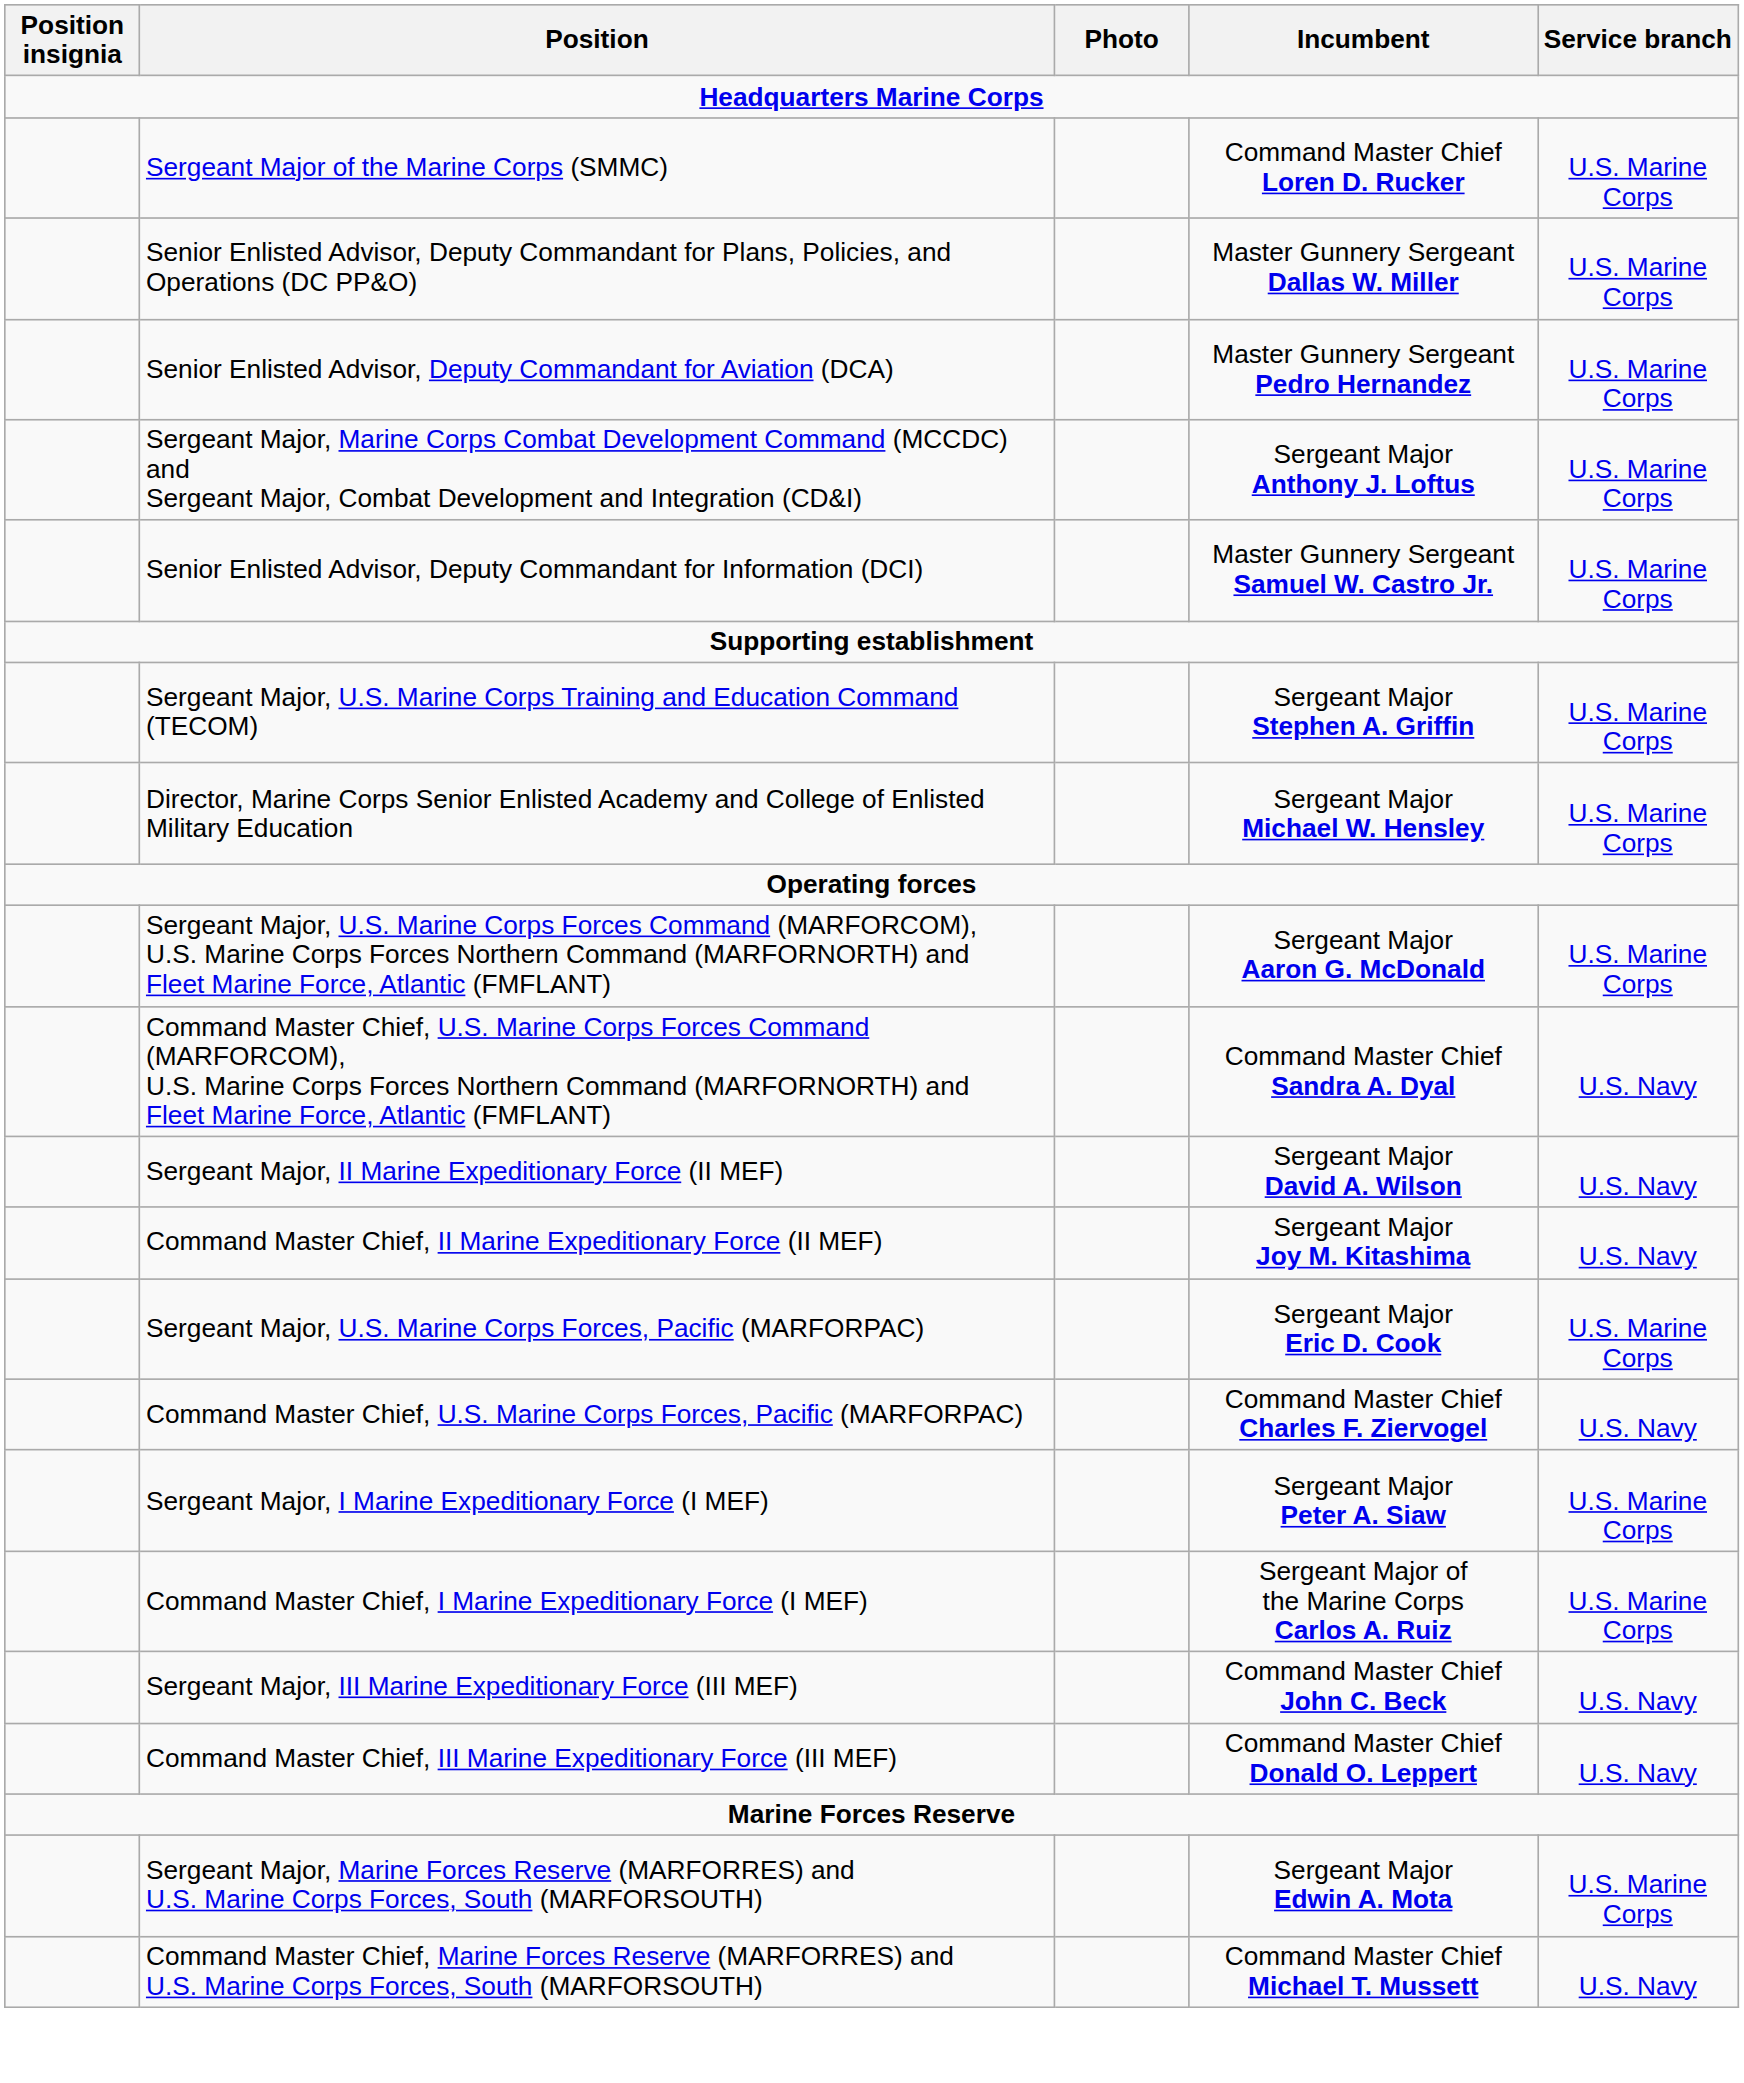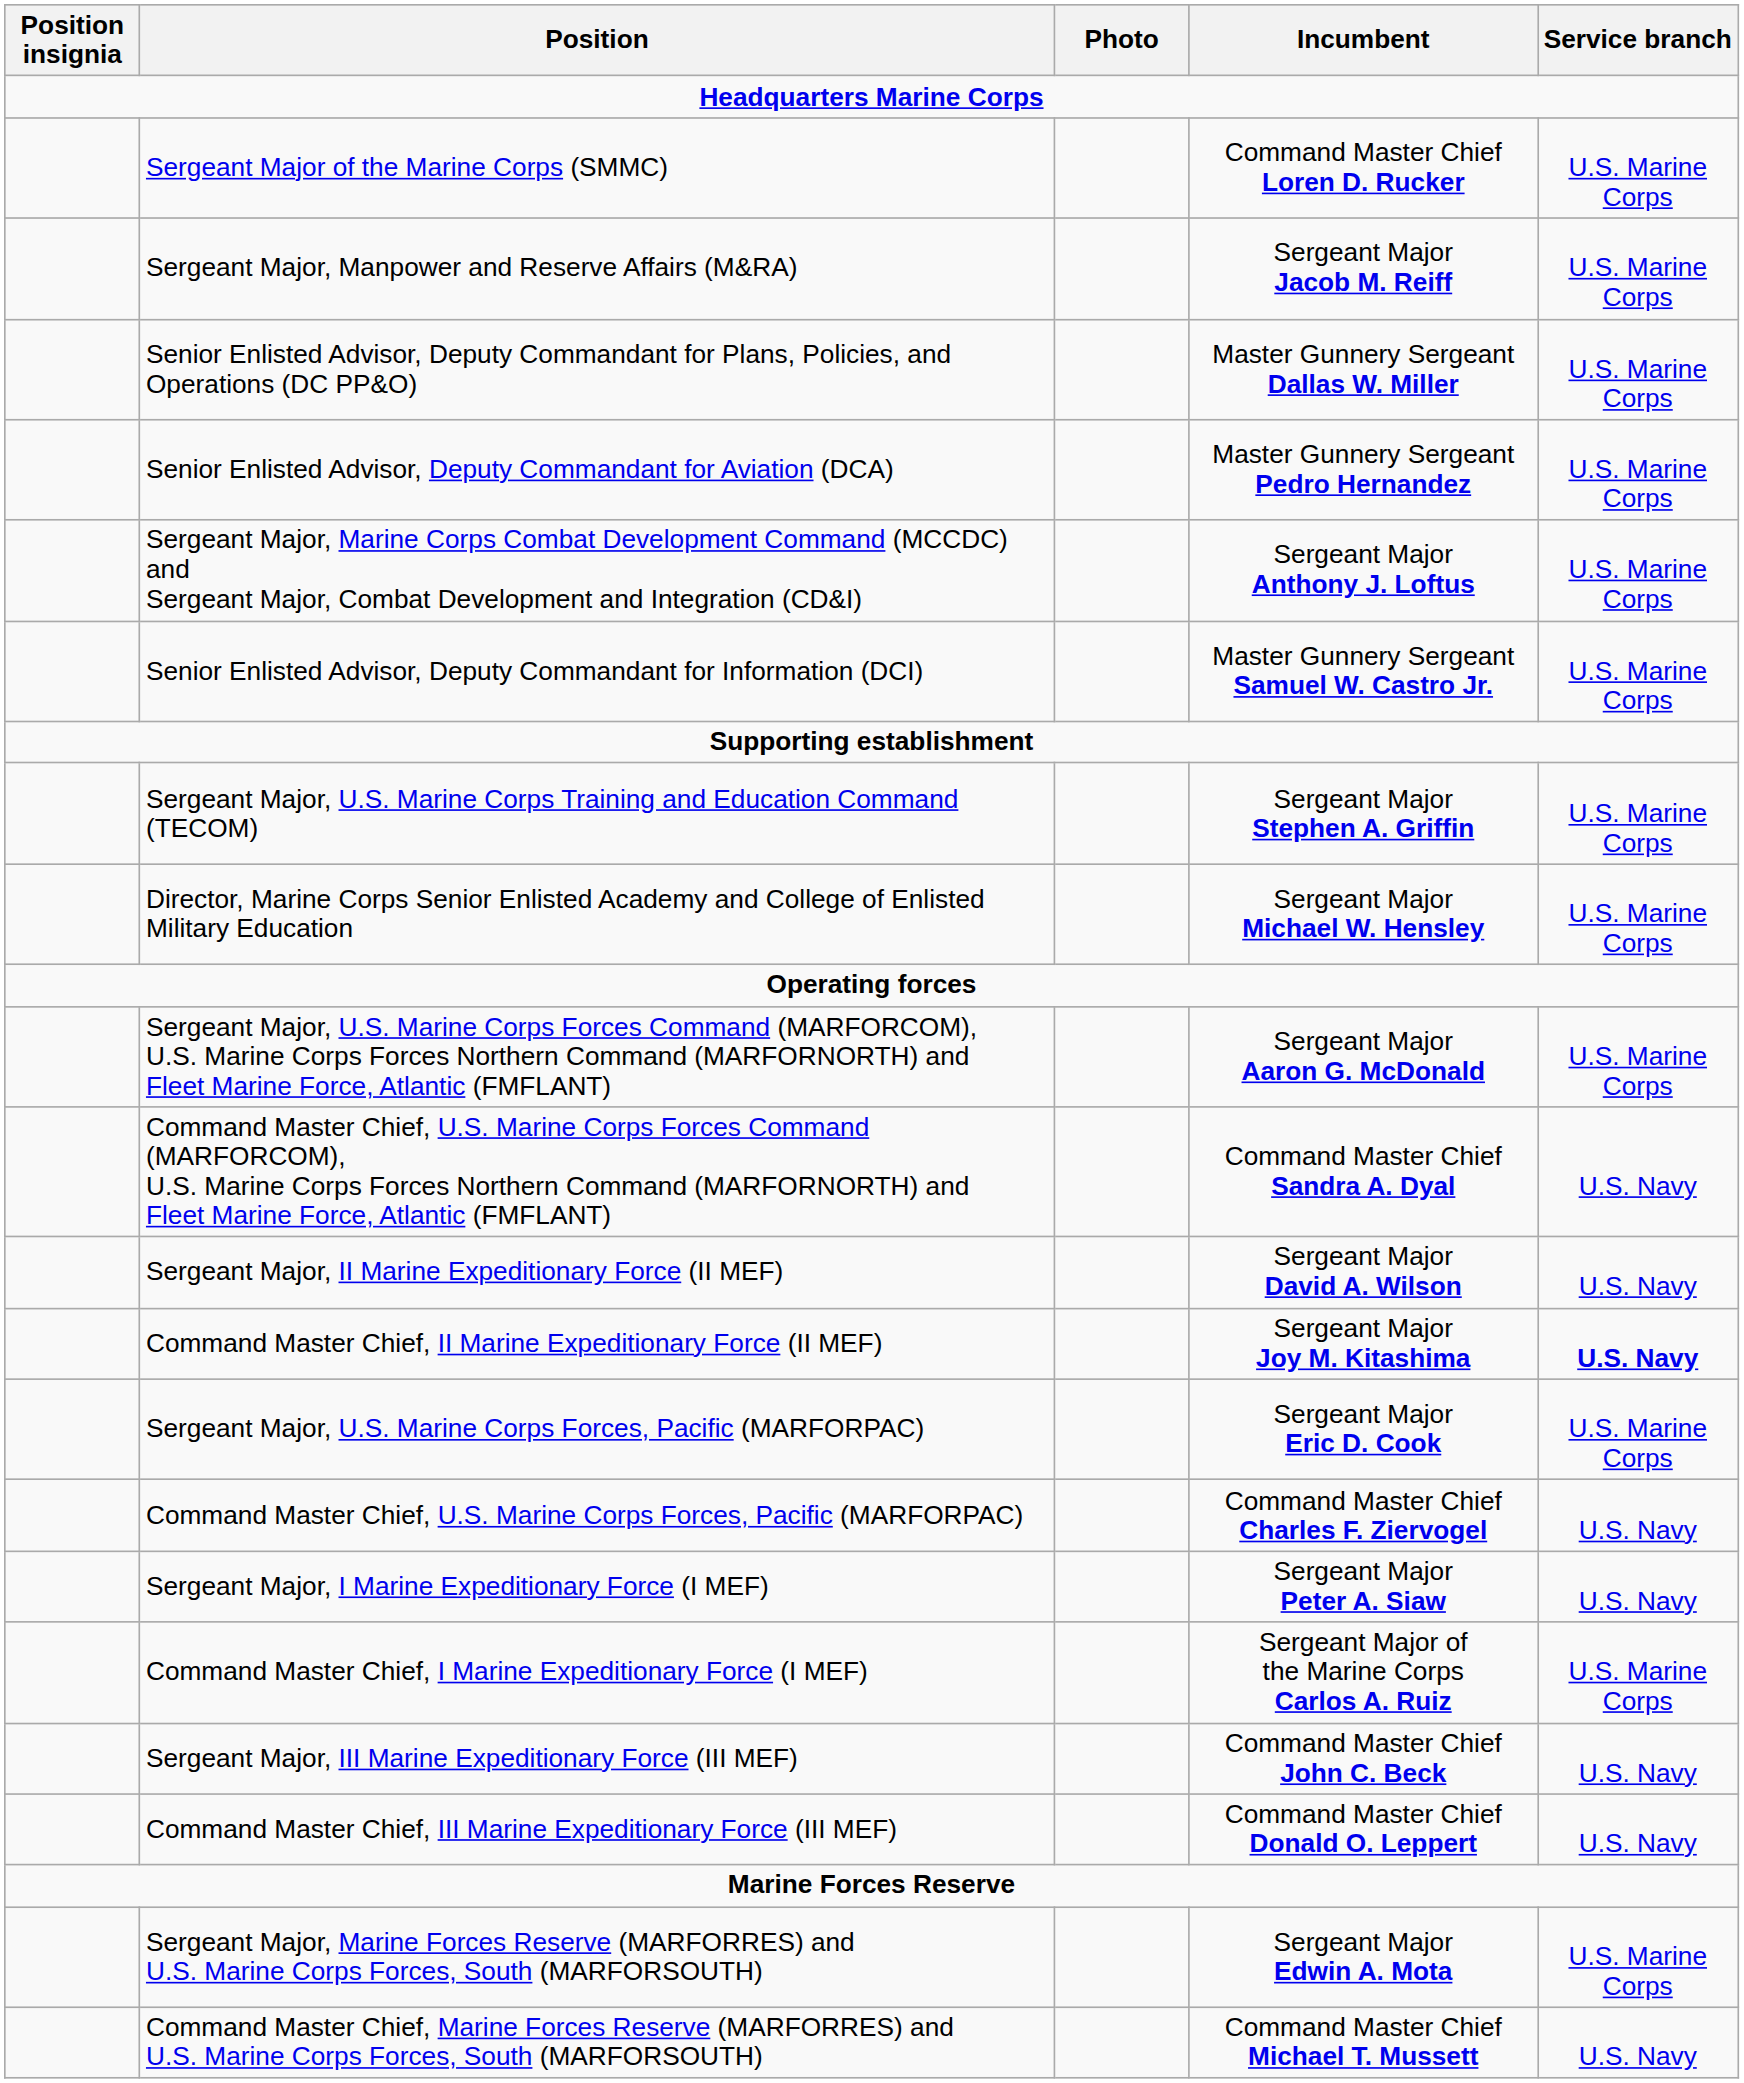+ row: (472, 268)
(1638, 1257) normal -> (1638, 1358) bold
(1638, 1515) U.S. Marine Corps -> (1638, 1600) U.S. Navy
